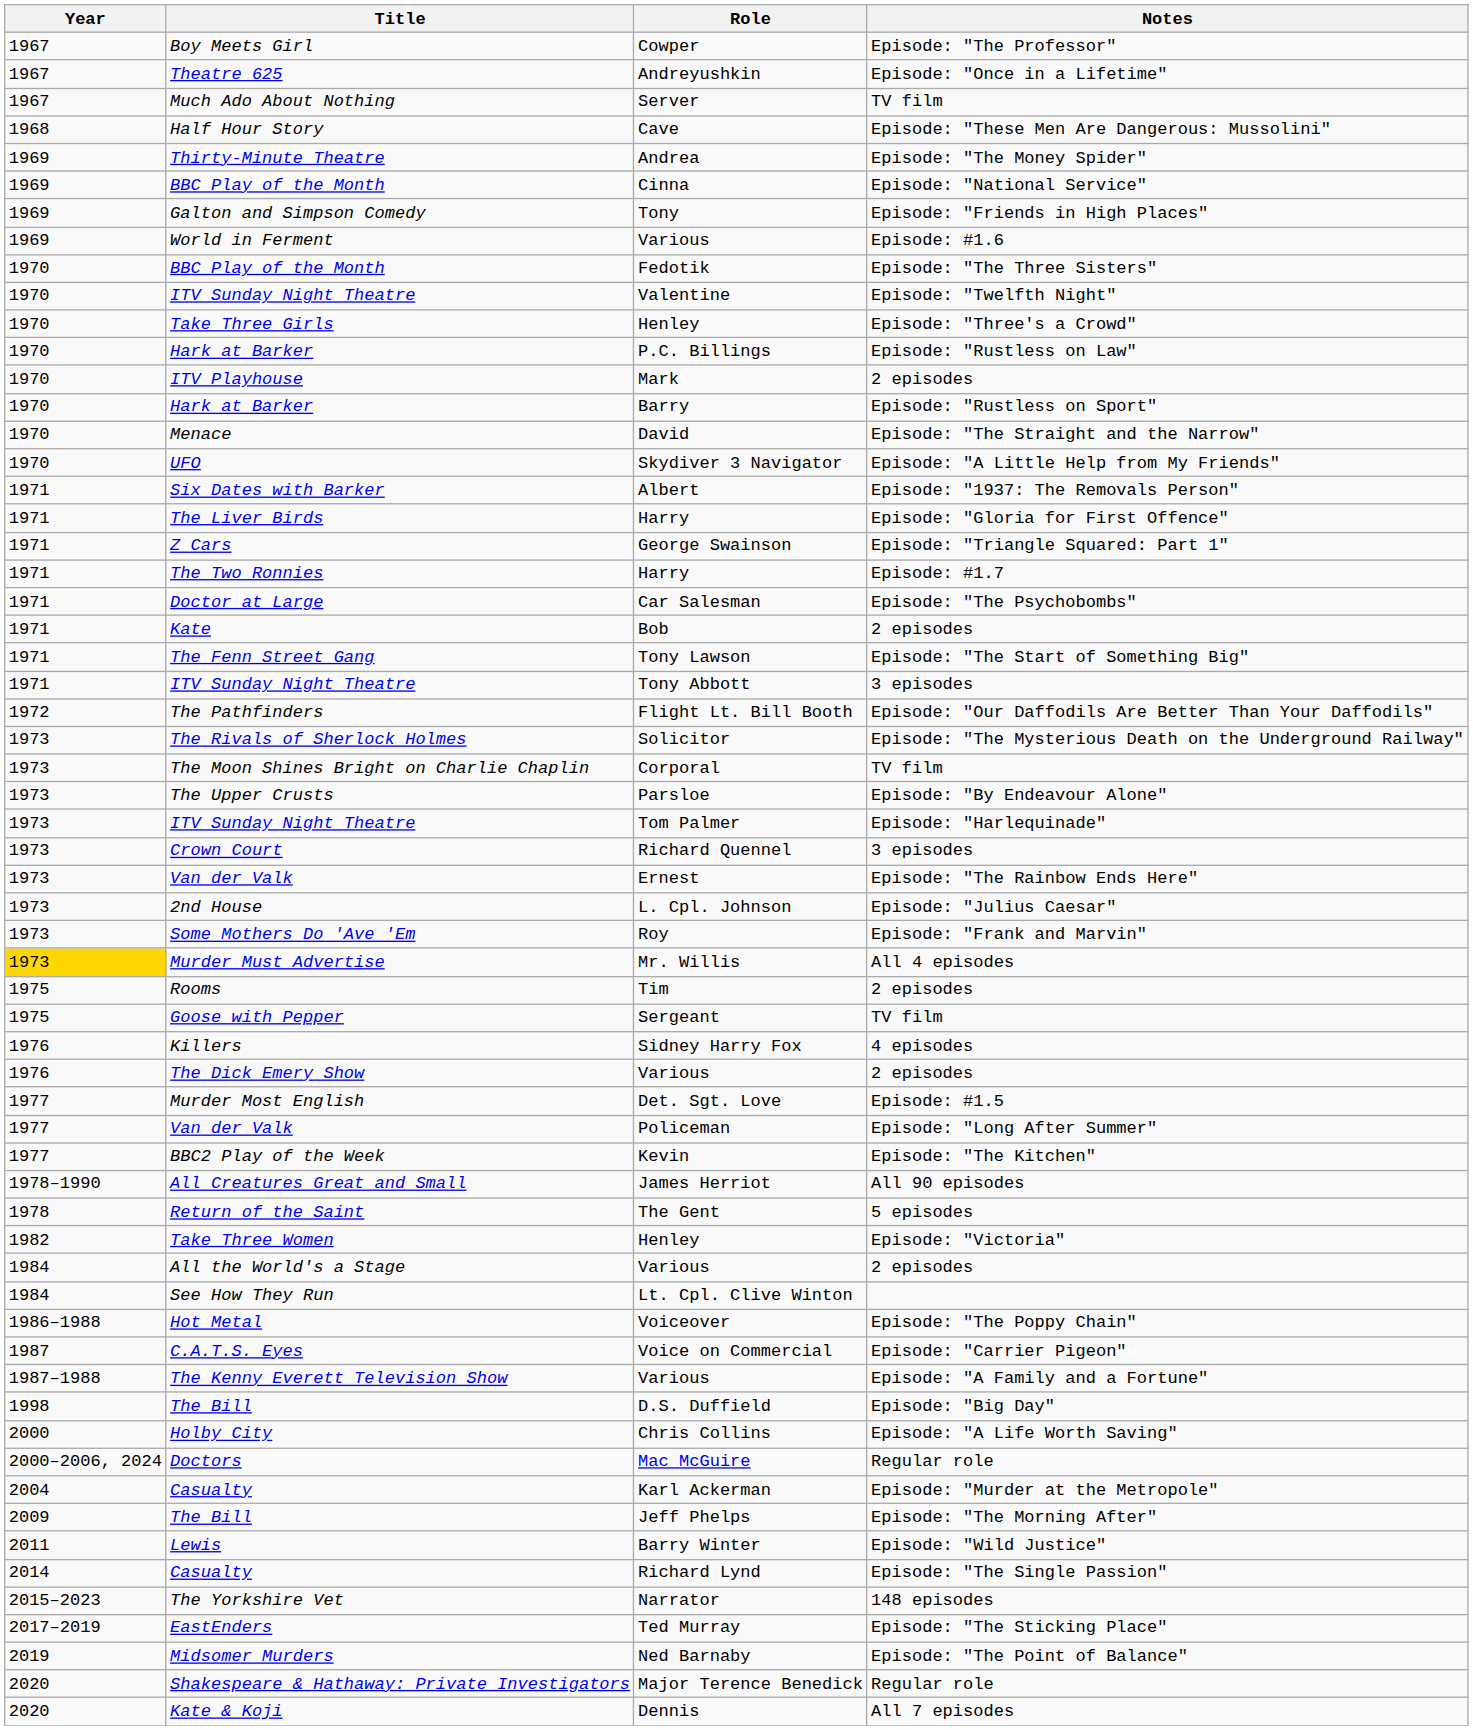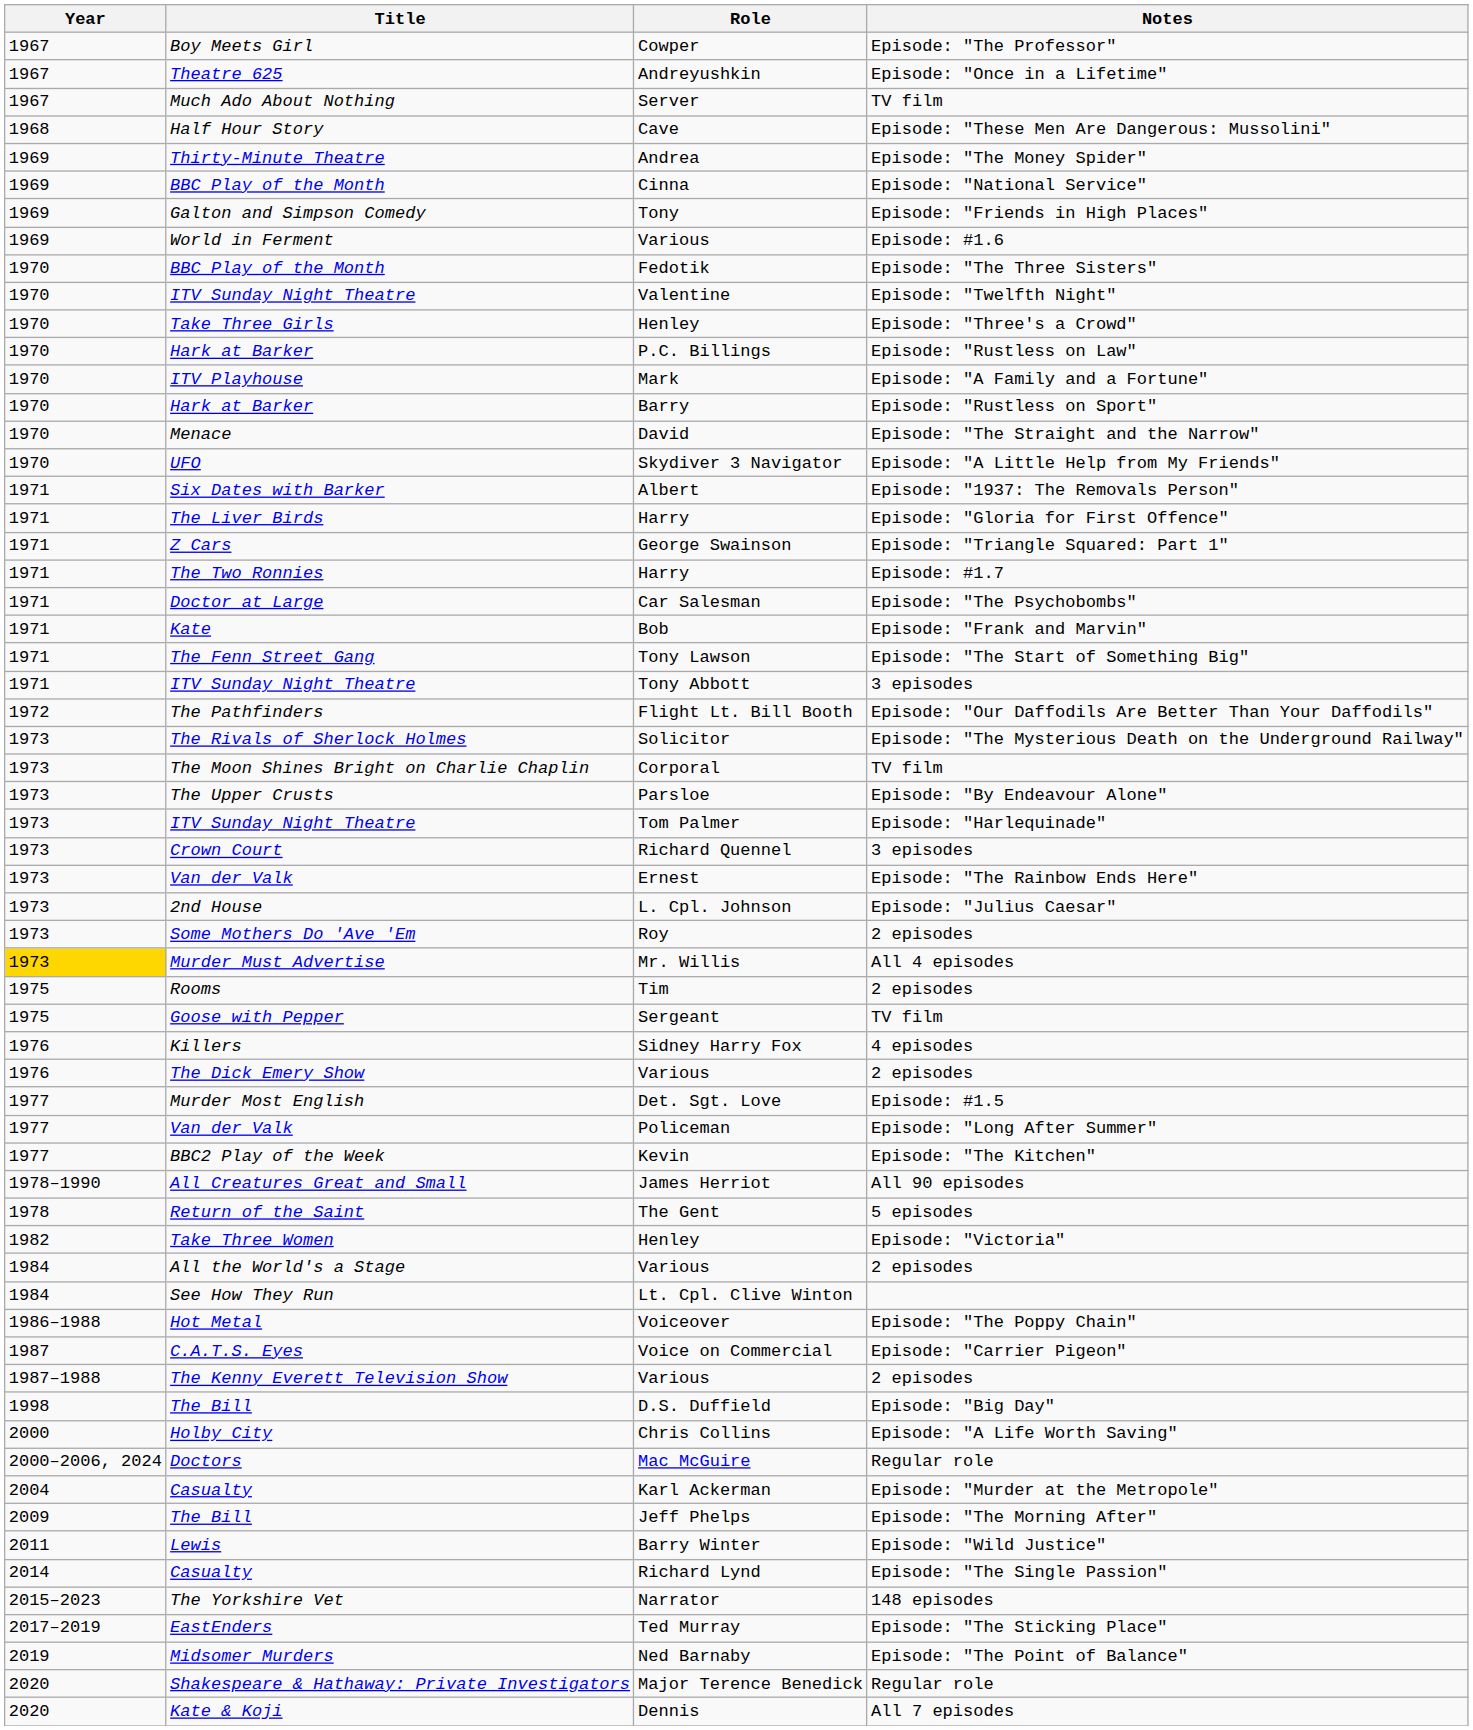(922, 379) 2 episodes -> (1040, 379) Episode: "A Family and a Fortune"
(922, 629) 2 episodes -> (1009, 629) Episode: "Frank and Marvin"
(1009, 934) Episode: "Frank and Marvin" -> (922, 934) 2 episodes
(1040, 1379) Episode: "A Family and a Fortune" -> (922, 1379) 2 episodes
